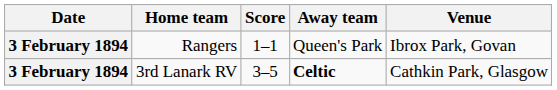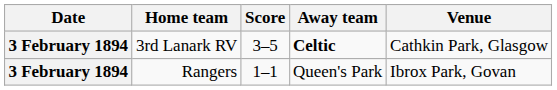rows swapped: (209, 44) <-> (187, 71)
